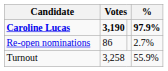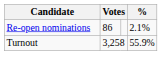- row: (38, 27)
(144, 43) 2.7% -> (140, 27) 2.1%
